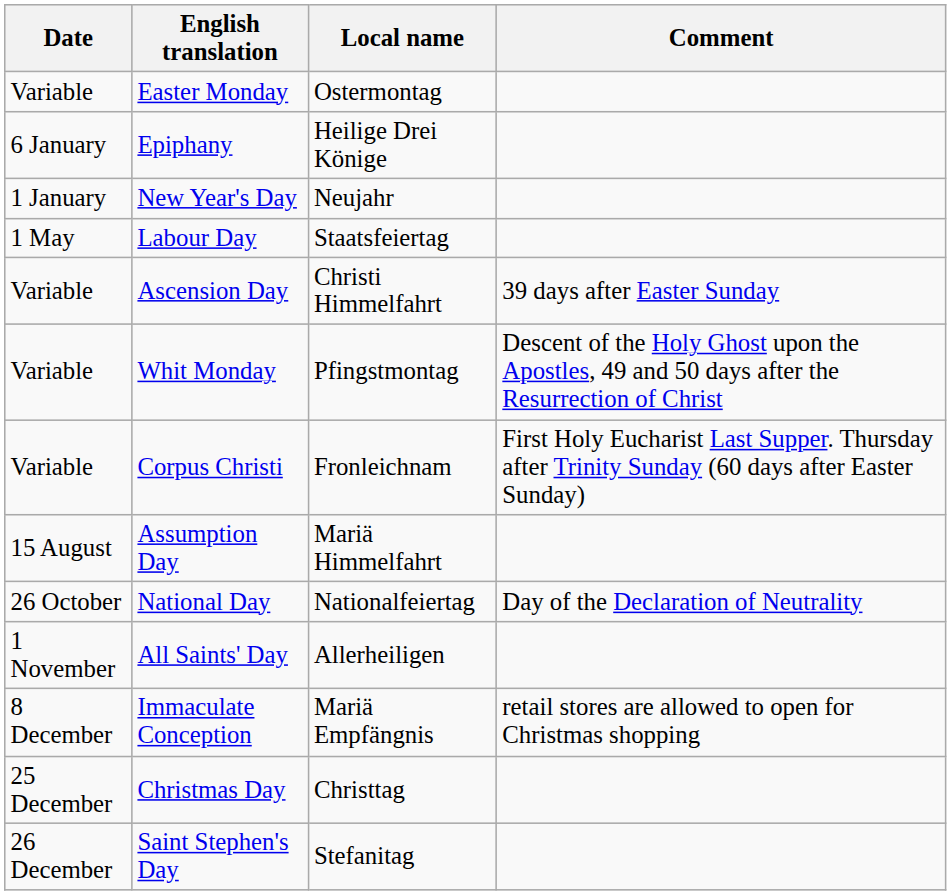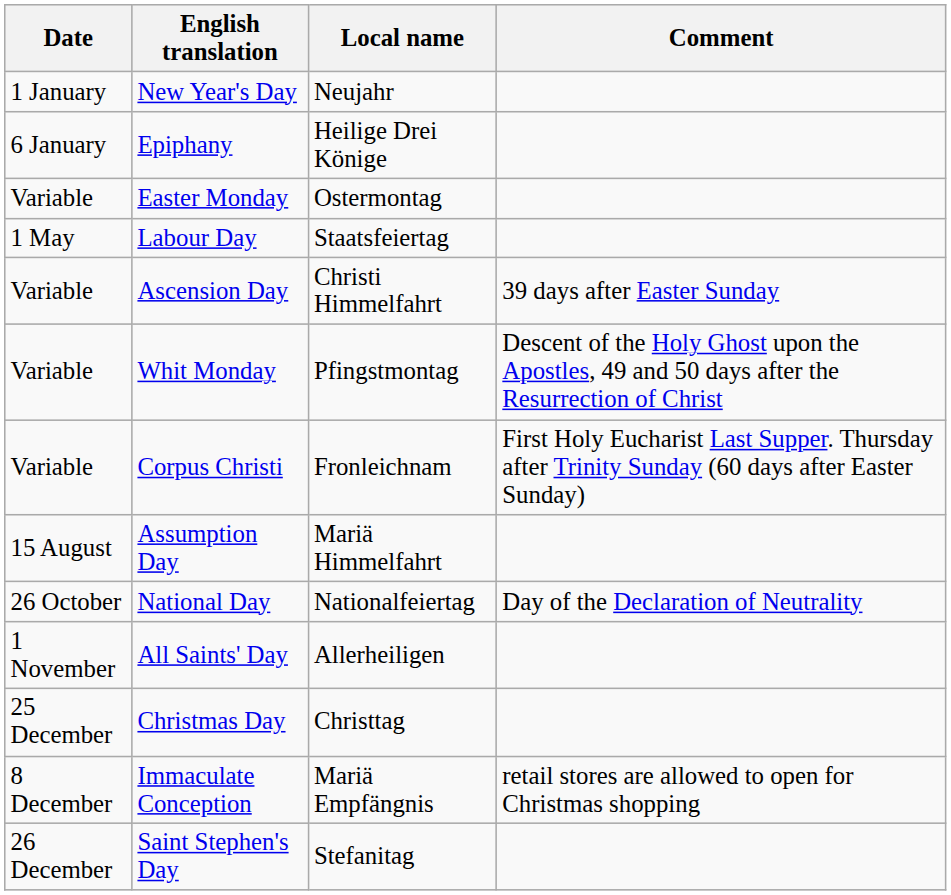rows swapped: (217, 197) <-> (213, 91)
rows swapped: (196, 721) <-> (211, 789)
